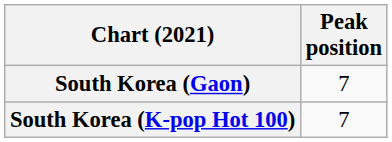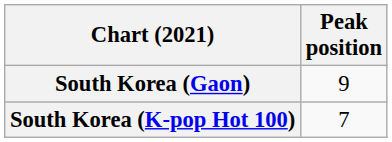(344, 83) 7 -> (344, 83) 9
